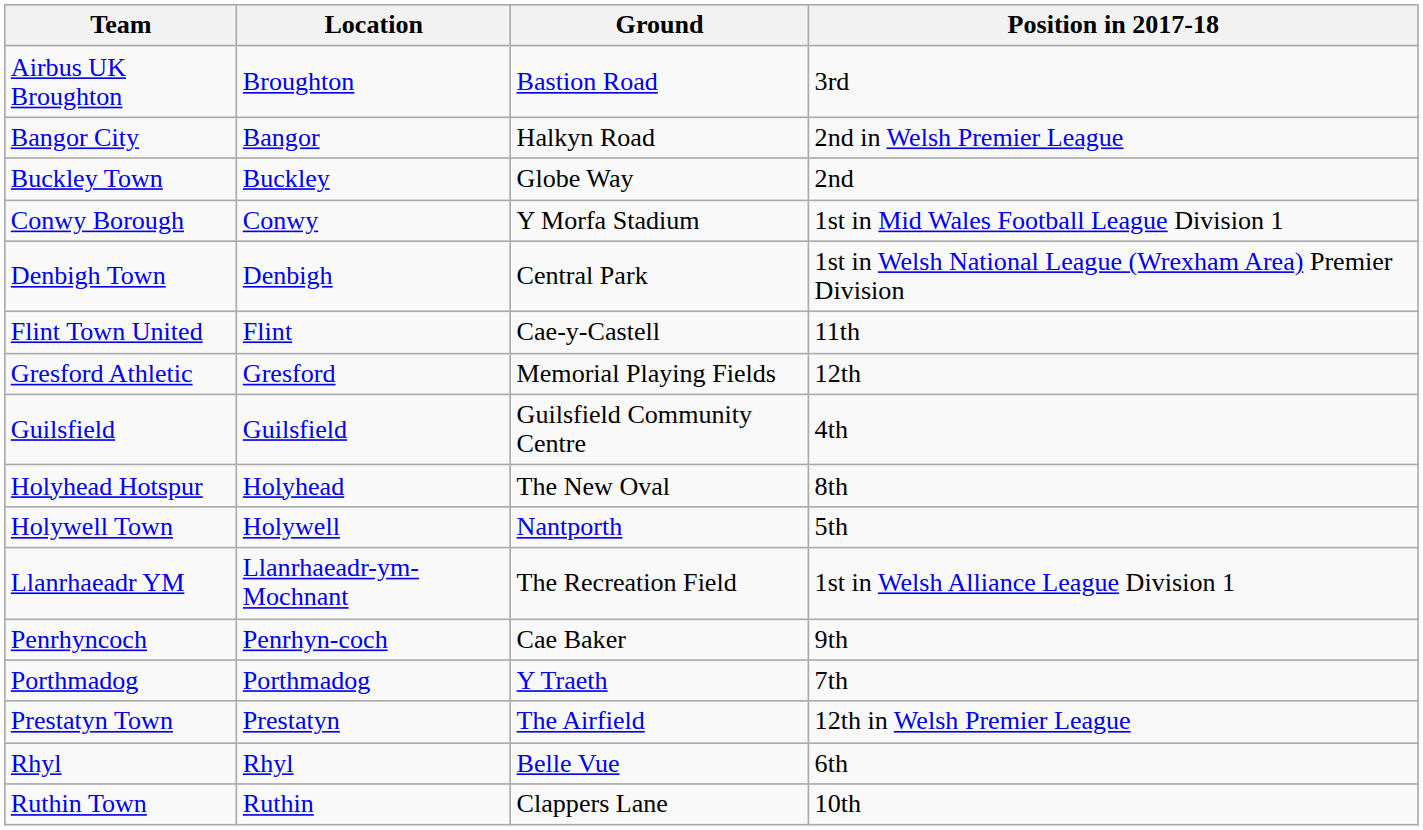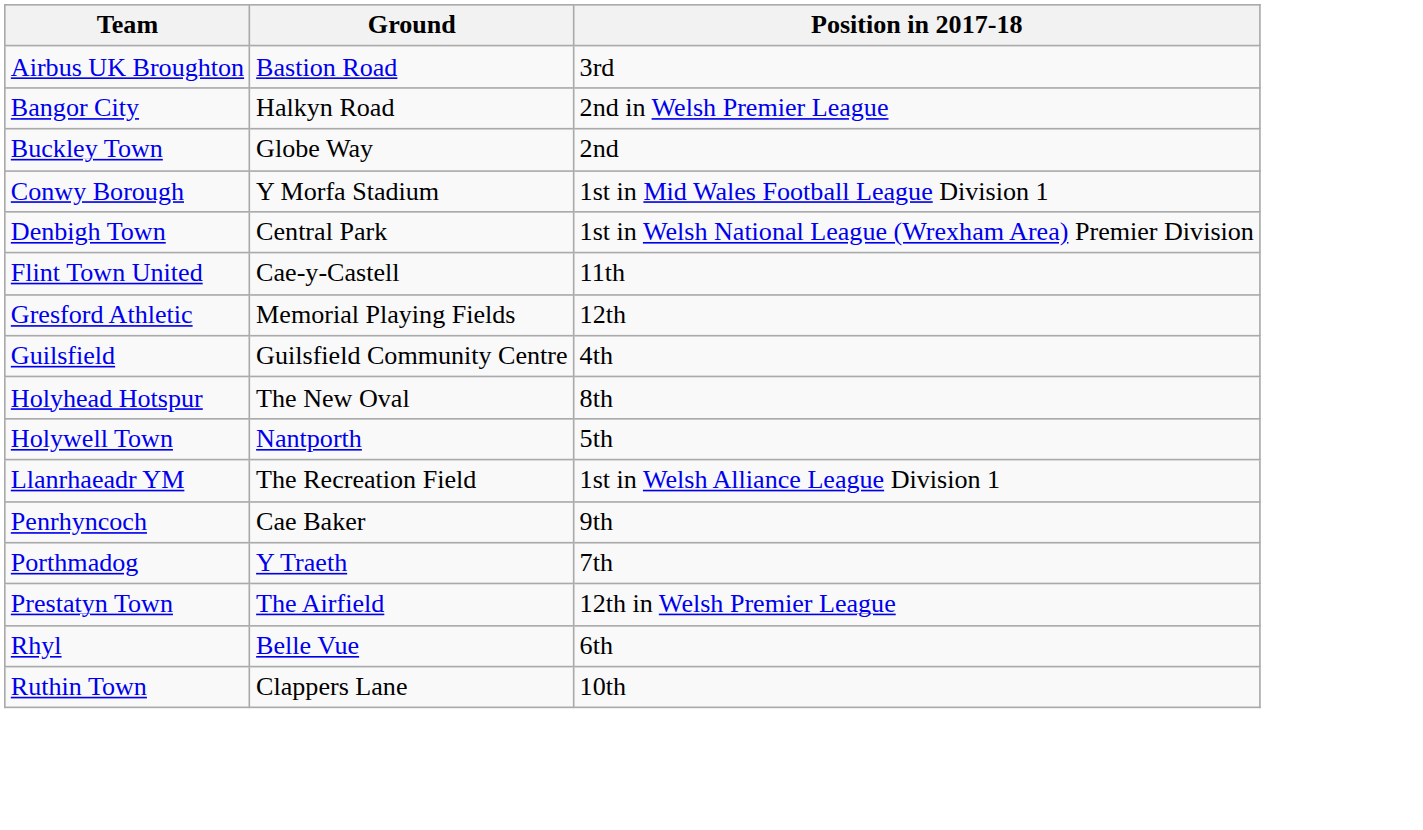- column: (374, 25)
